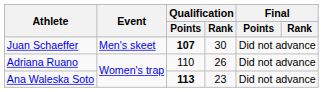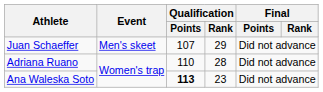(186, 46) bold -> (186, 46) normal
(221, 46) 30 -> (221, 46) 29
(221, 63) 26 -> (221, 63) 28
